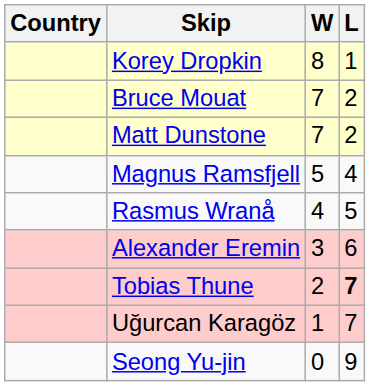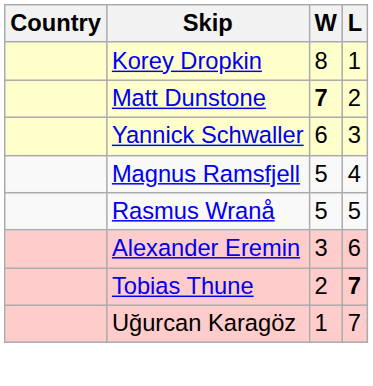- row: (179, 98)
(318, 135) normal -> (321, 98) bold
+ row: (208, 135)
(318, 211) 4 -> (321, 211) 5
- row: (179, 361)
